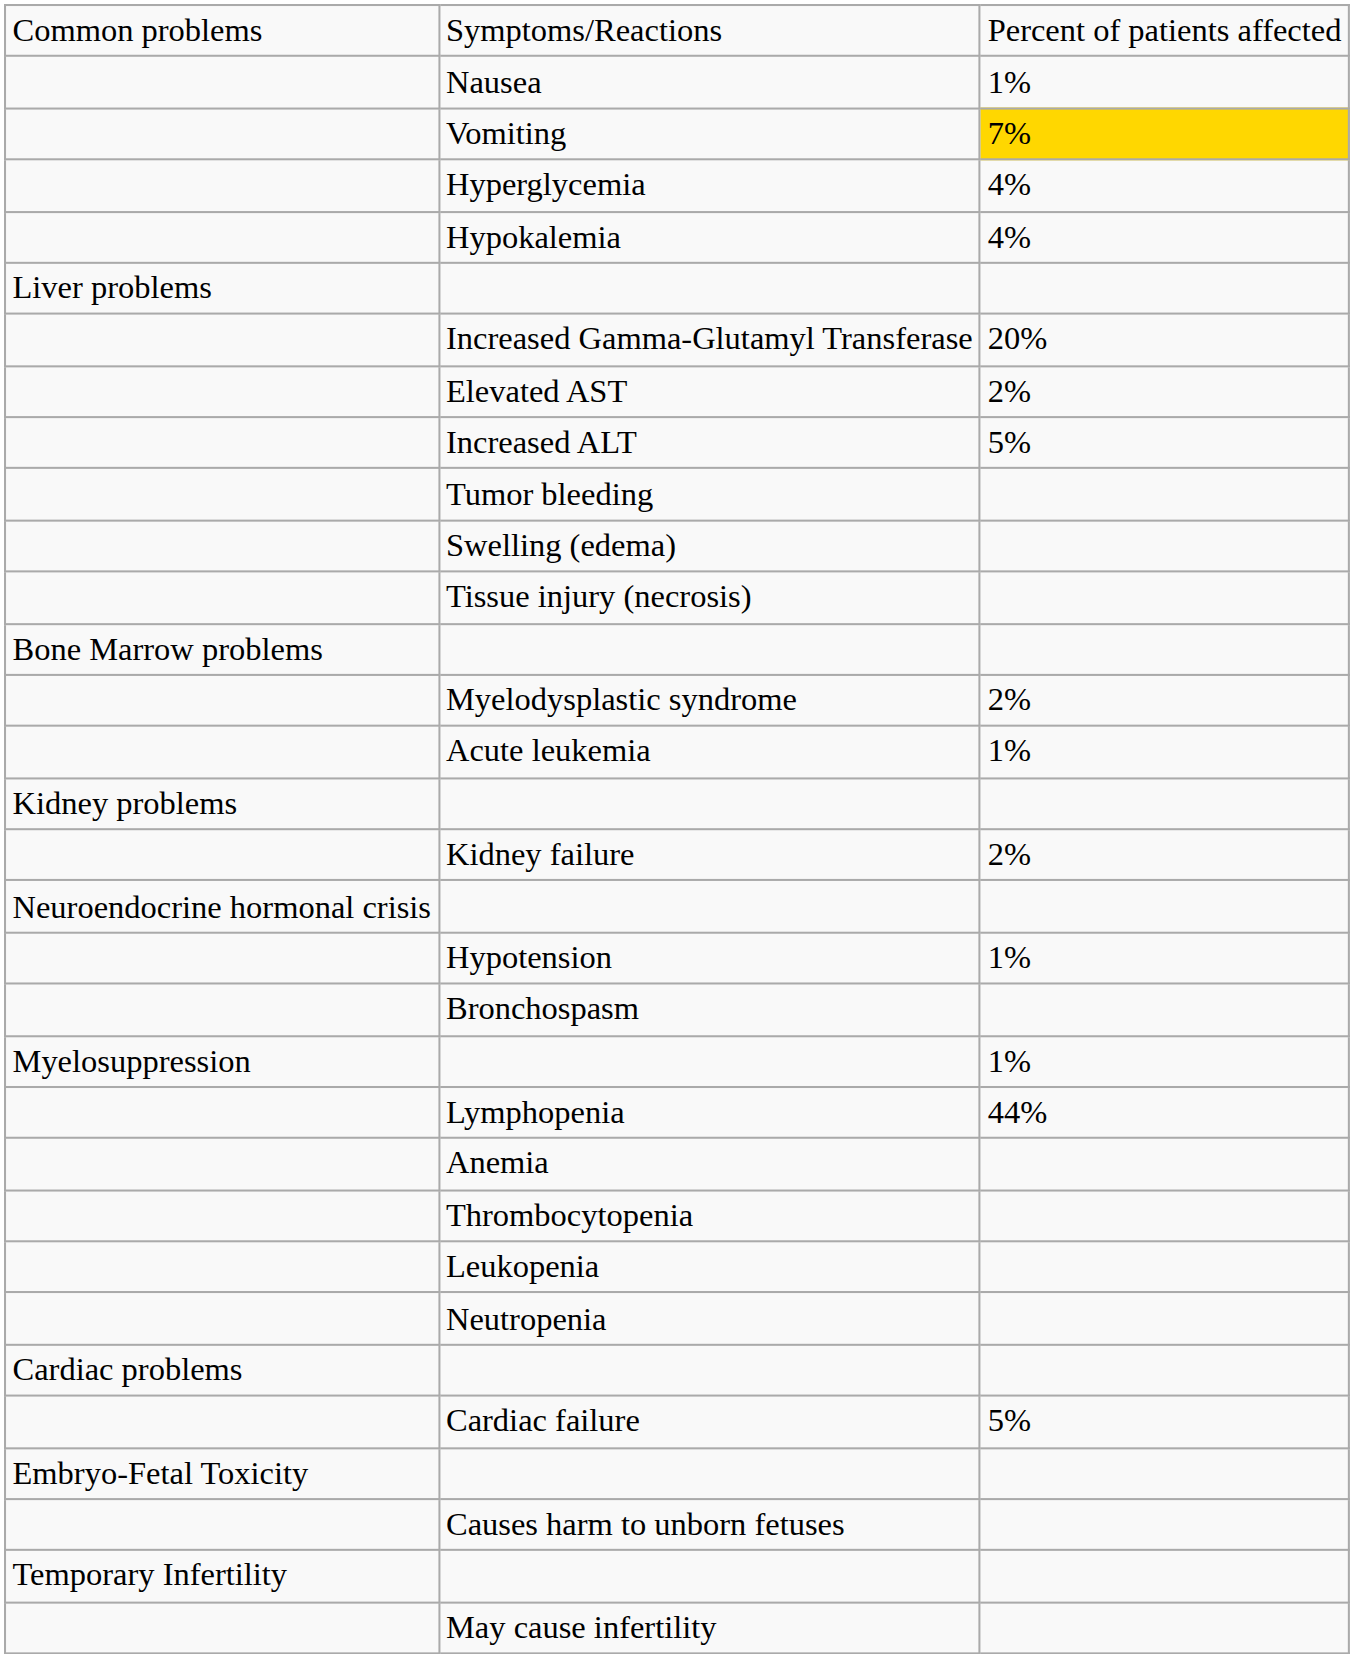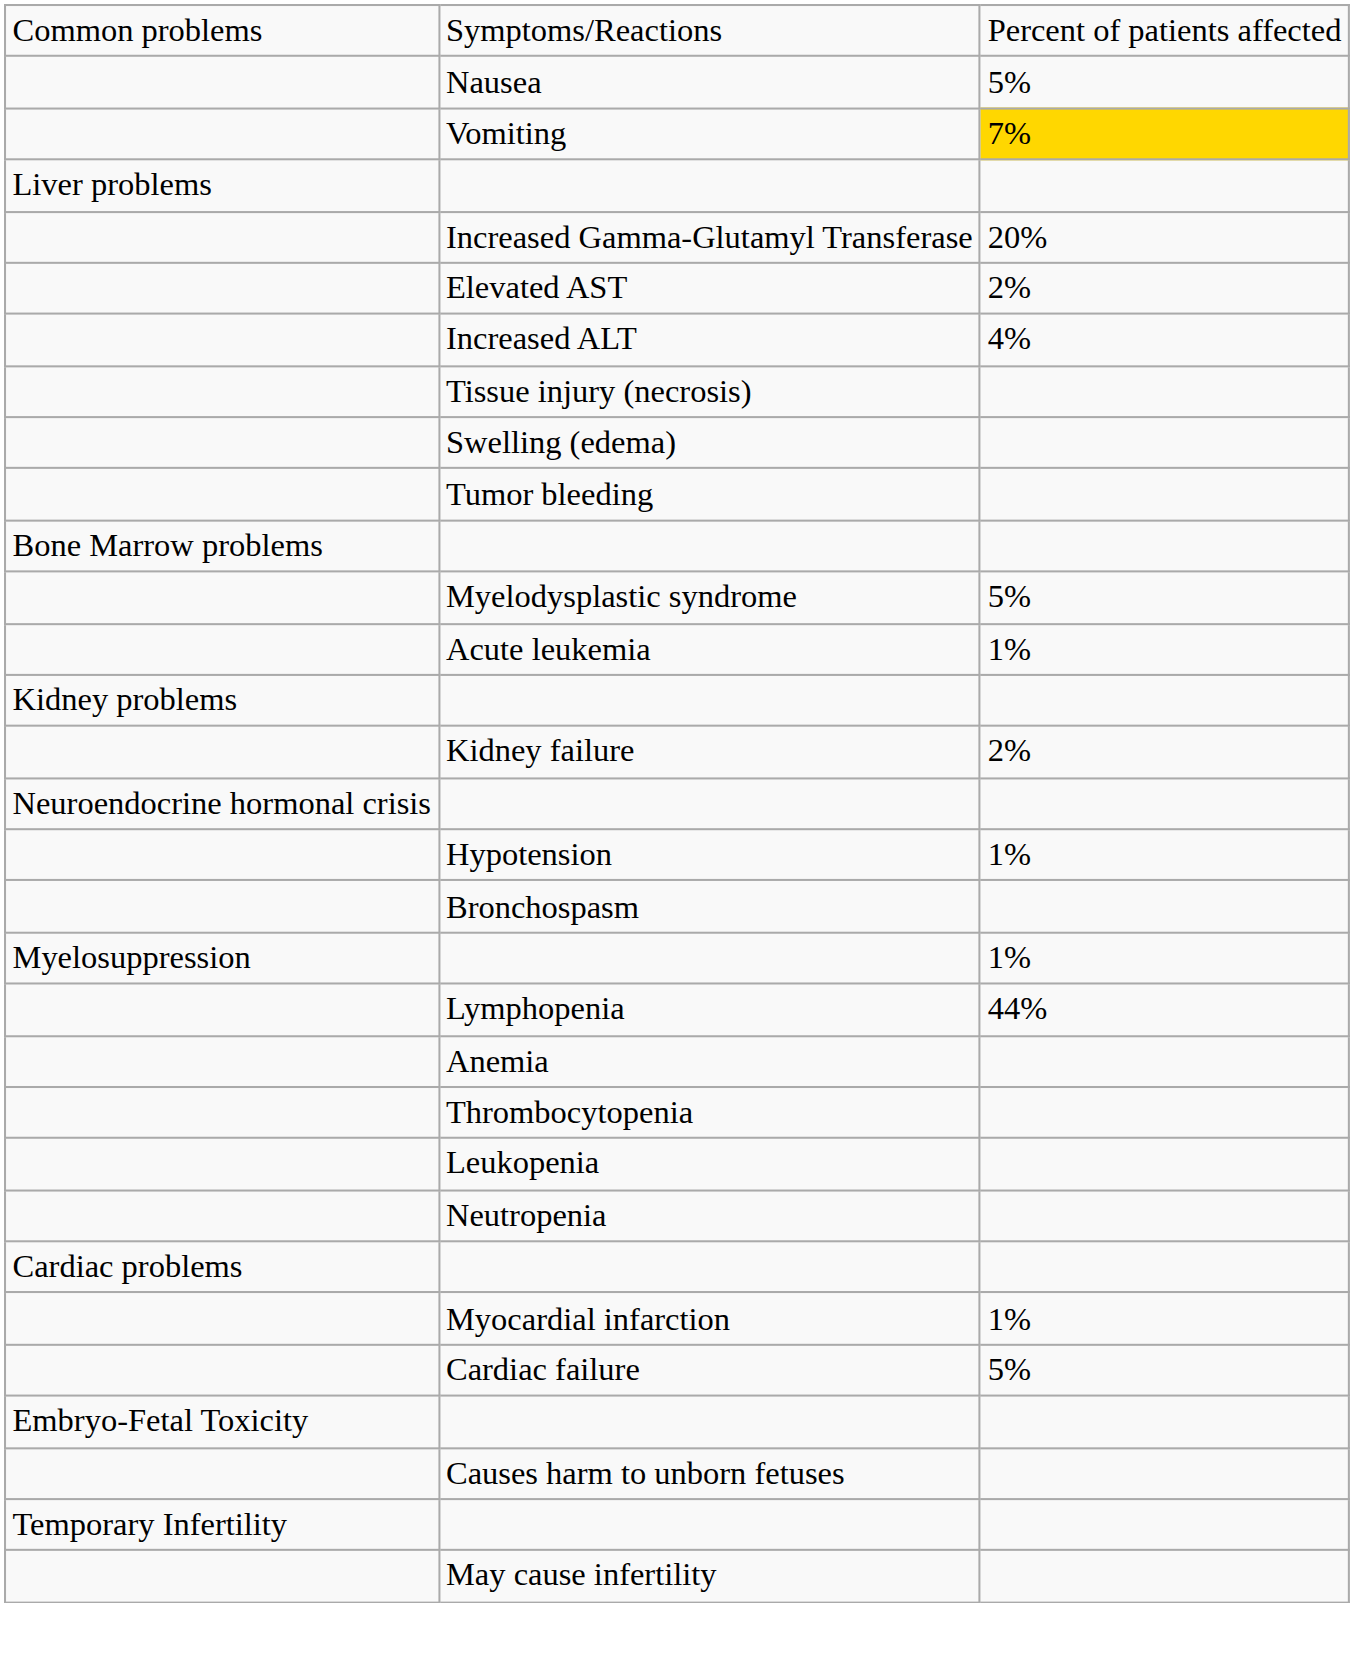(1009, 81) 1% -> (1009, 81) 5%
- row: (222, 185)
- row: (222, 237)
(1009, 442) 5% -> (1009, 339) 4%
rows swapped: (222, 494) <-> (222, 597)
(1009, 699) 2% -> (1009, 596) 5%
+ row: (222, 1319)
